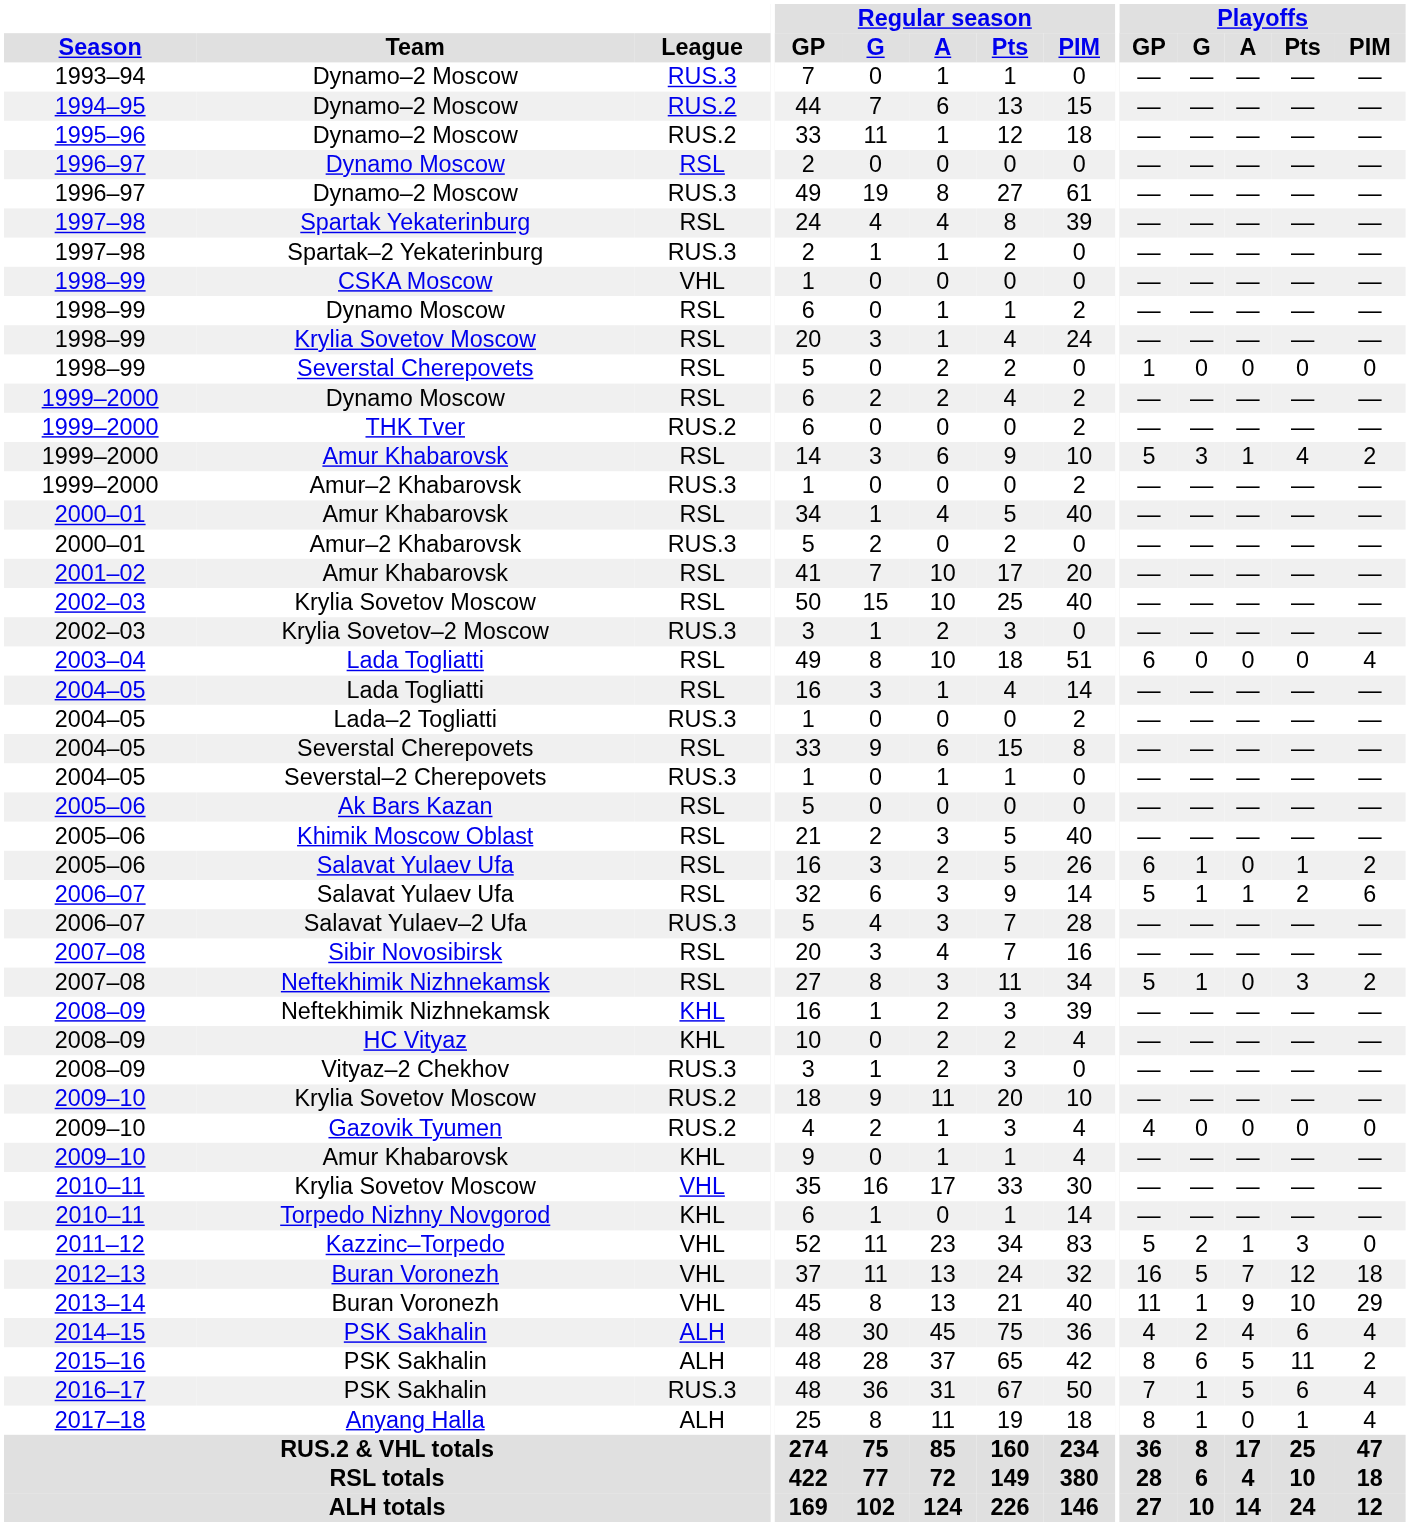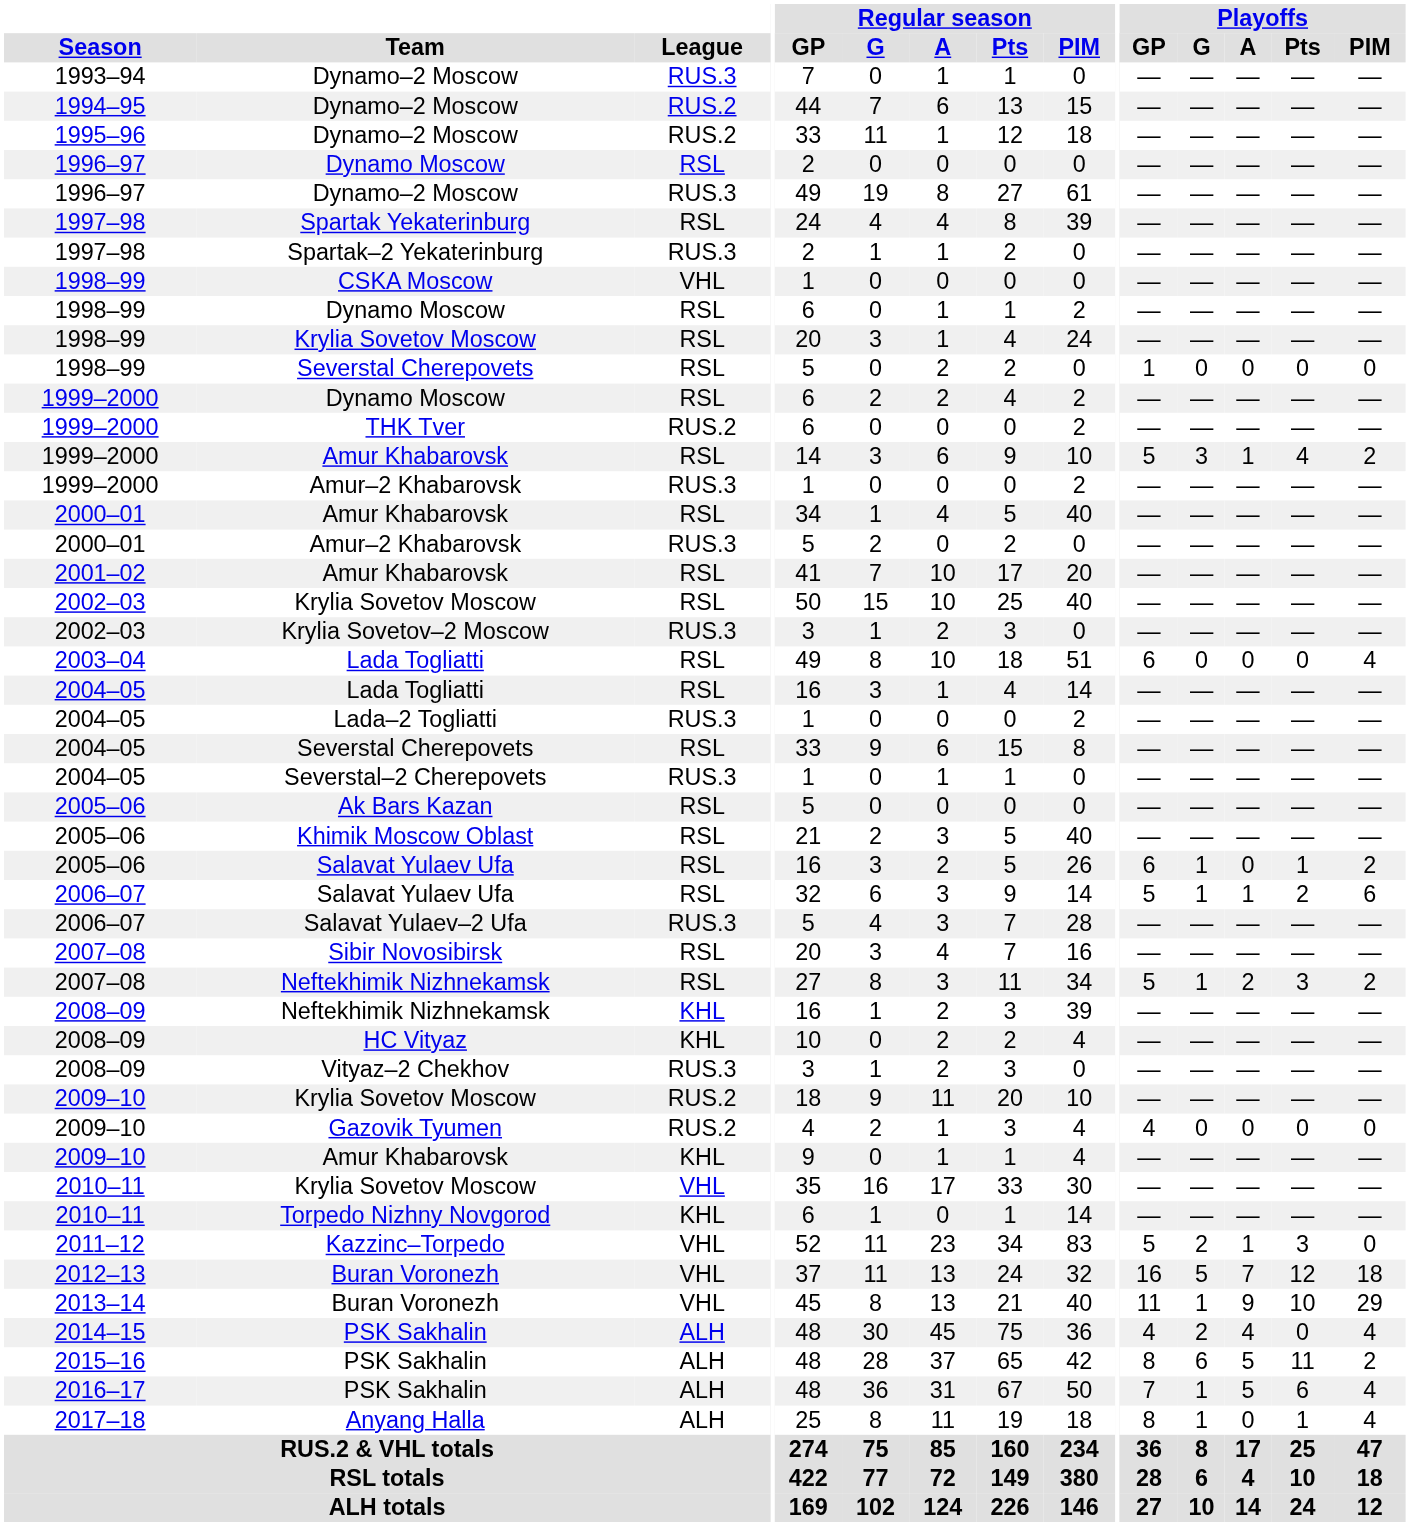(1248, 981) 0 -> (1248, 981) 2
(1303, 1332) 6 -> (1303, 1332) 0
(702, 1390) RUS.3 -> (702, 1390) ALH
